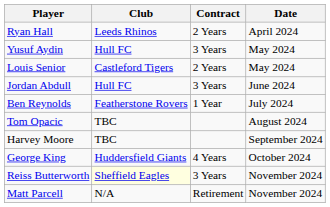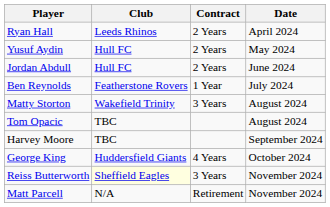(210, 49) 3 Years -> (210, 49) 2 Years
- row: (36, 67)
(210, 85) 3 Years -> (210, 67) 2 Years
+ row: (39, 103)
